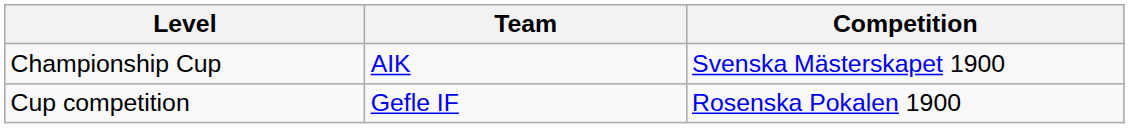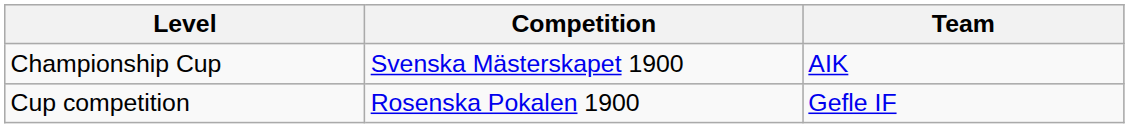columns swapped: (905, 24) <-> (526, 24)
